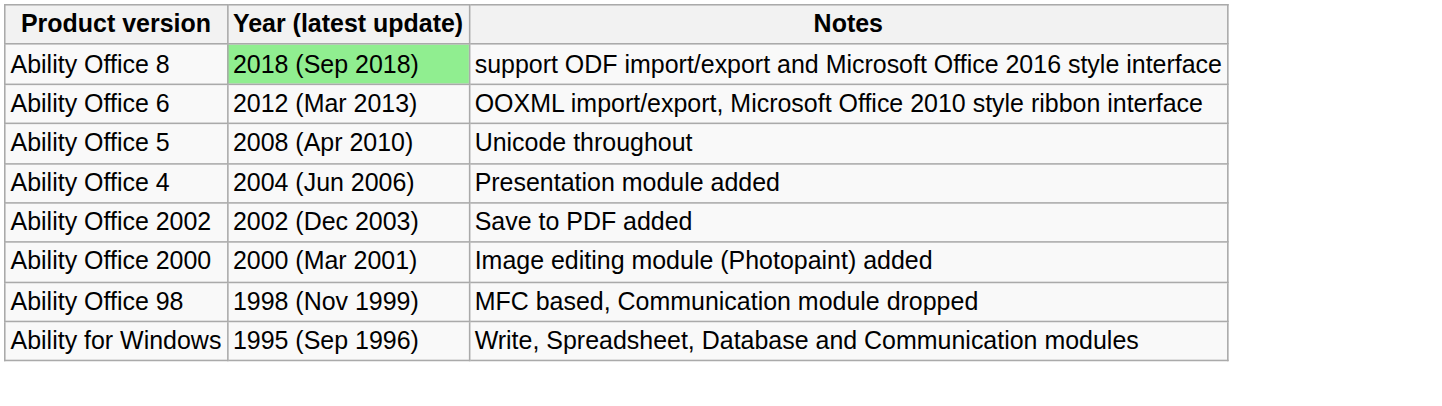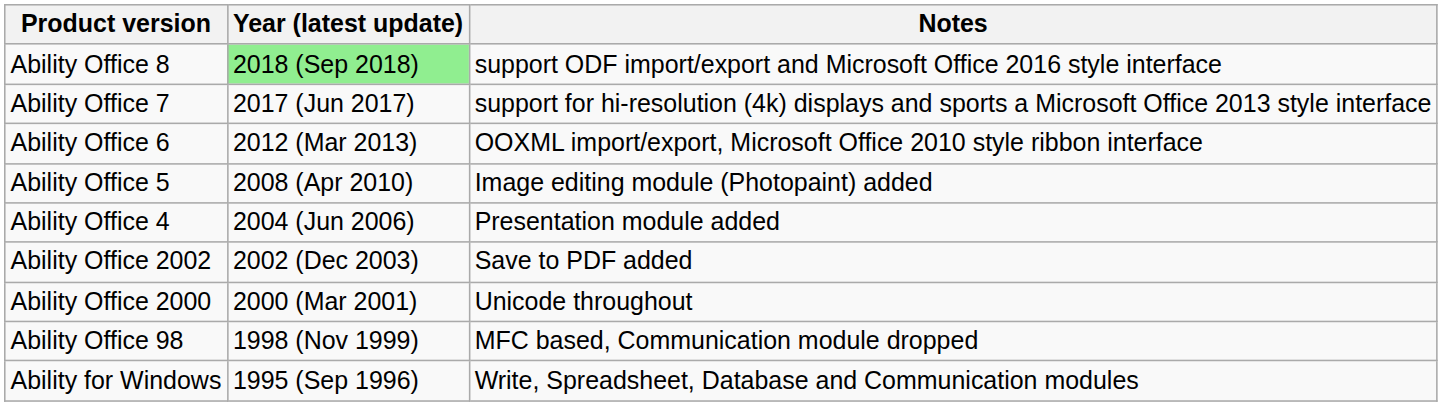+ row: (90, 103)
(584, 143) Unicode throughout -> (704, 182) Image editing module (Photopaint) added
(704, 261) Image editing module (Photopaint) added -> (584, 301) Unicode throughout
